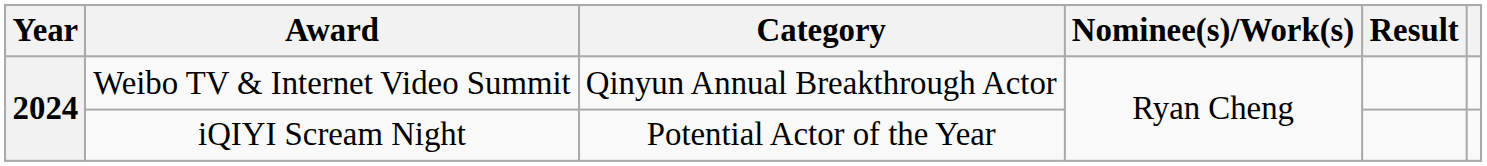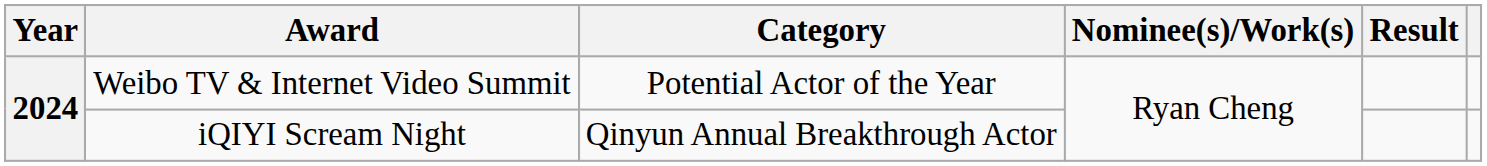(821, 82) Qinyun Annual Breakthrough Actor -> (821, 82) Potential Actor of the Year
(821, 134) Potential Actor of the Year -> (821, 134) Qinyun Annual Breakthrough Actor
